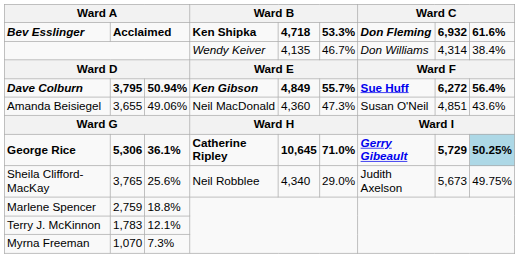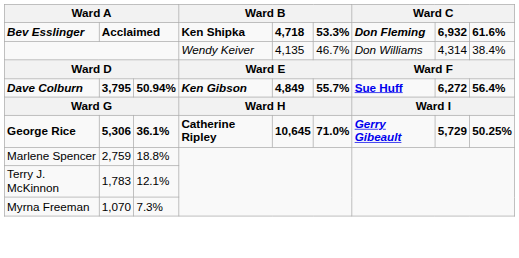- row: (54, 106)
(492, 149) lightblue background -> (492, 131) no background
- row: (45, 181)
